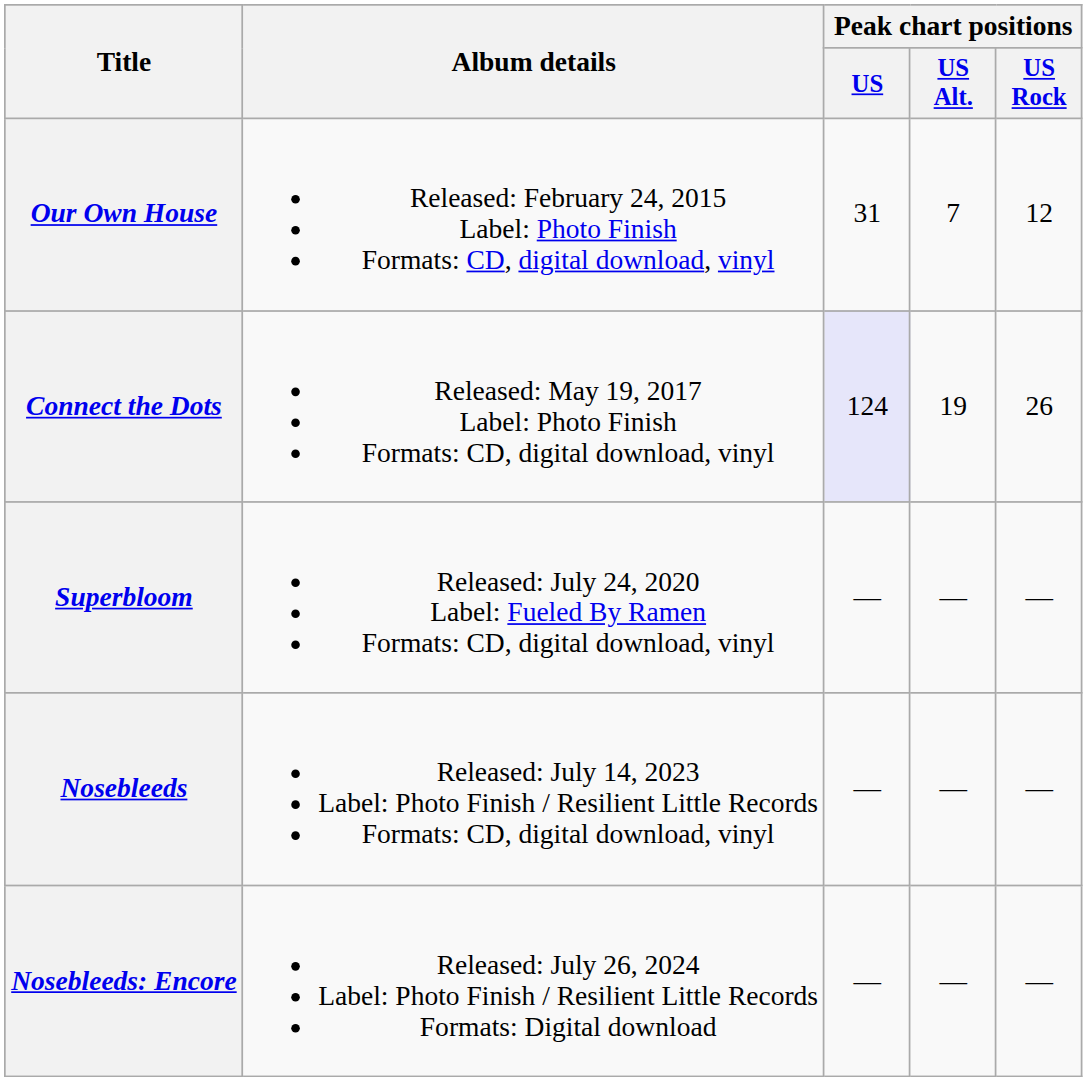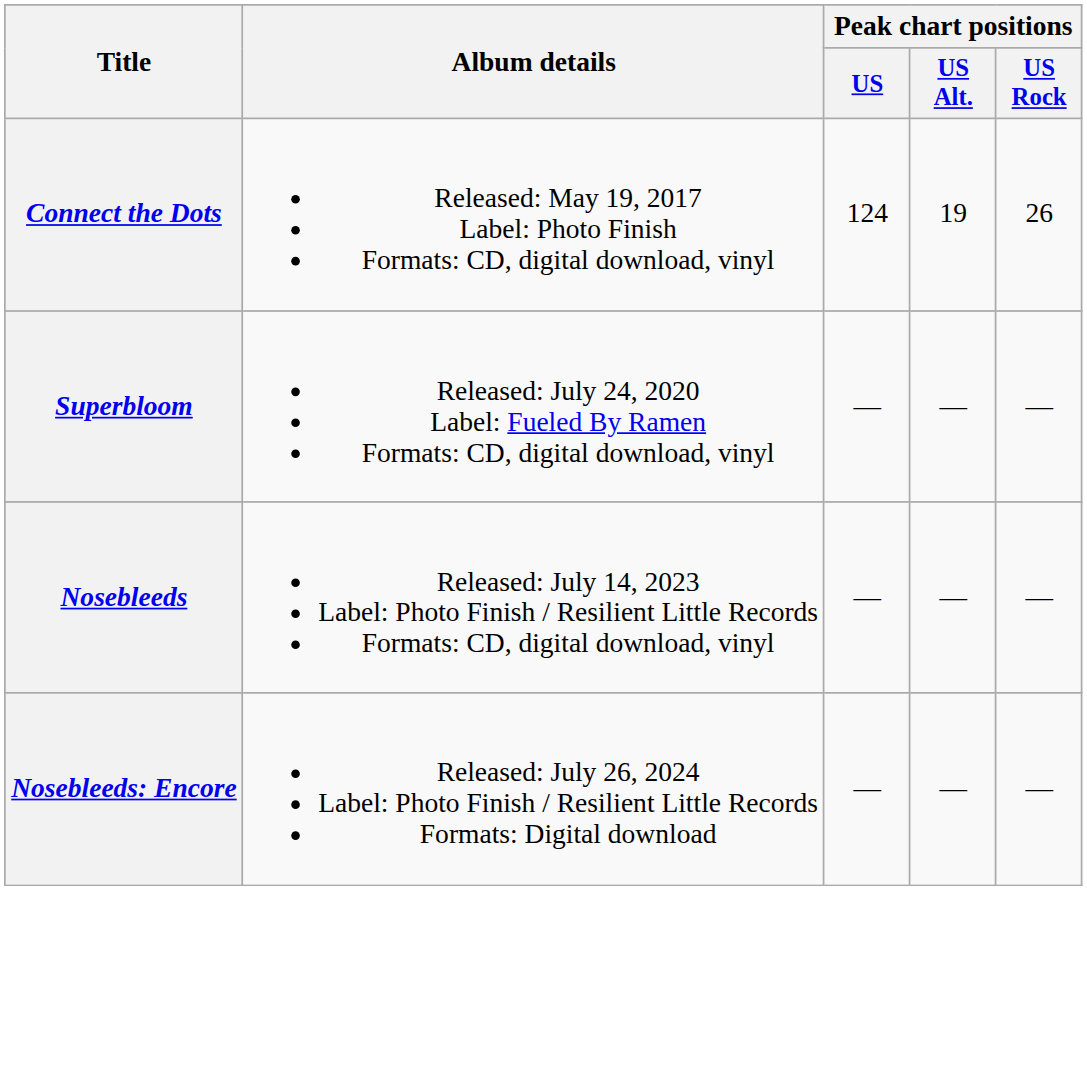- row: (124, 214)
(867, 405) lavender background -> (867, 214) no background
